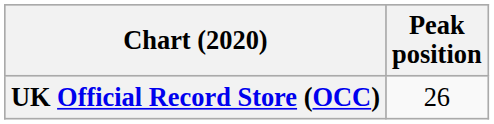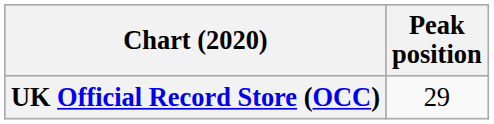(437, 97) 26 -> (437, 97) 29
